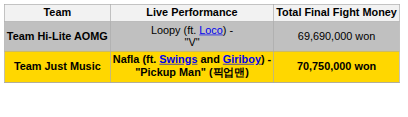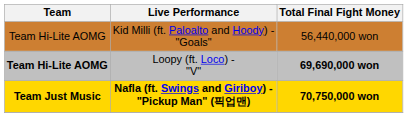+ row: (194, 36)
(337, 36) normal -> (340, 65) bold
